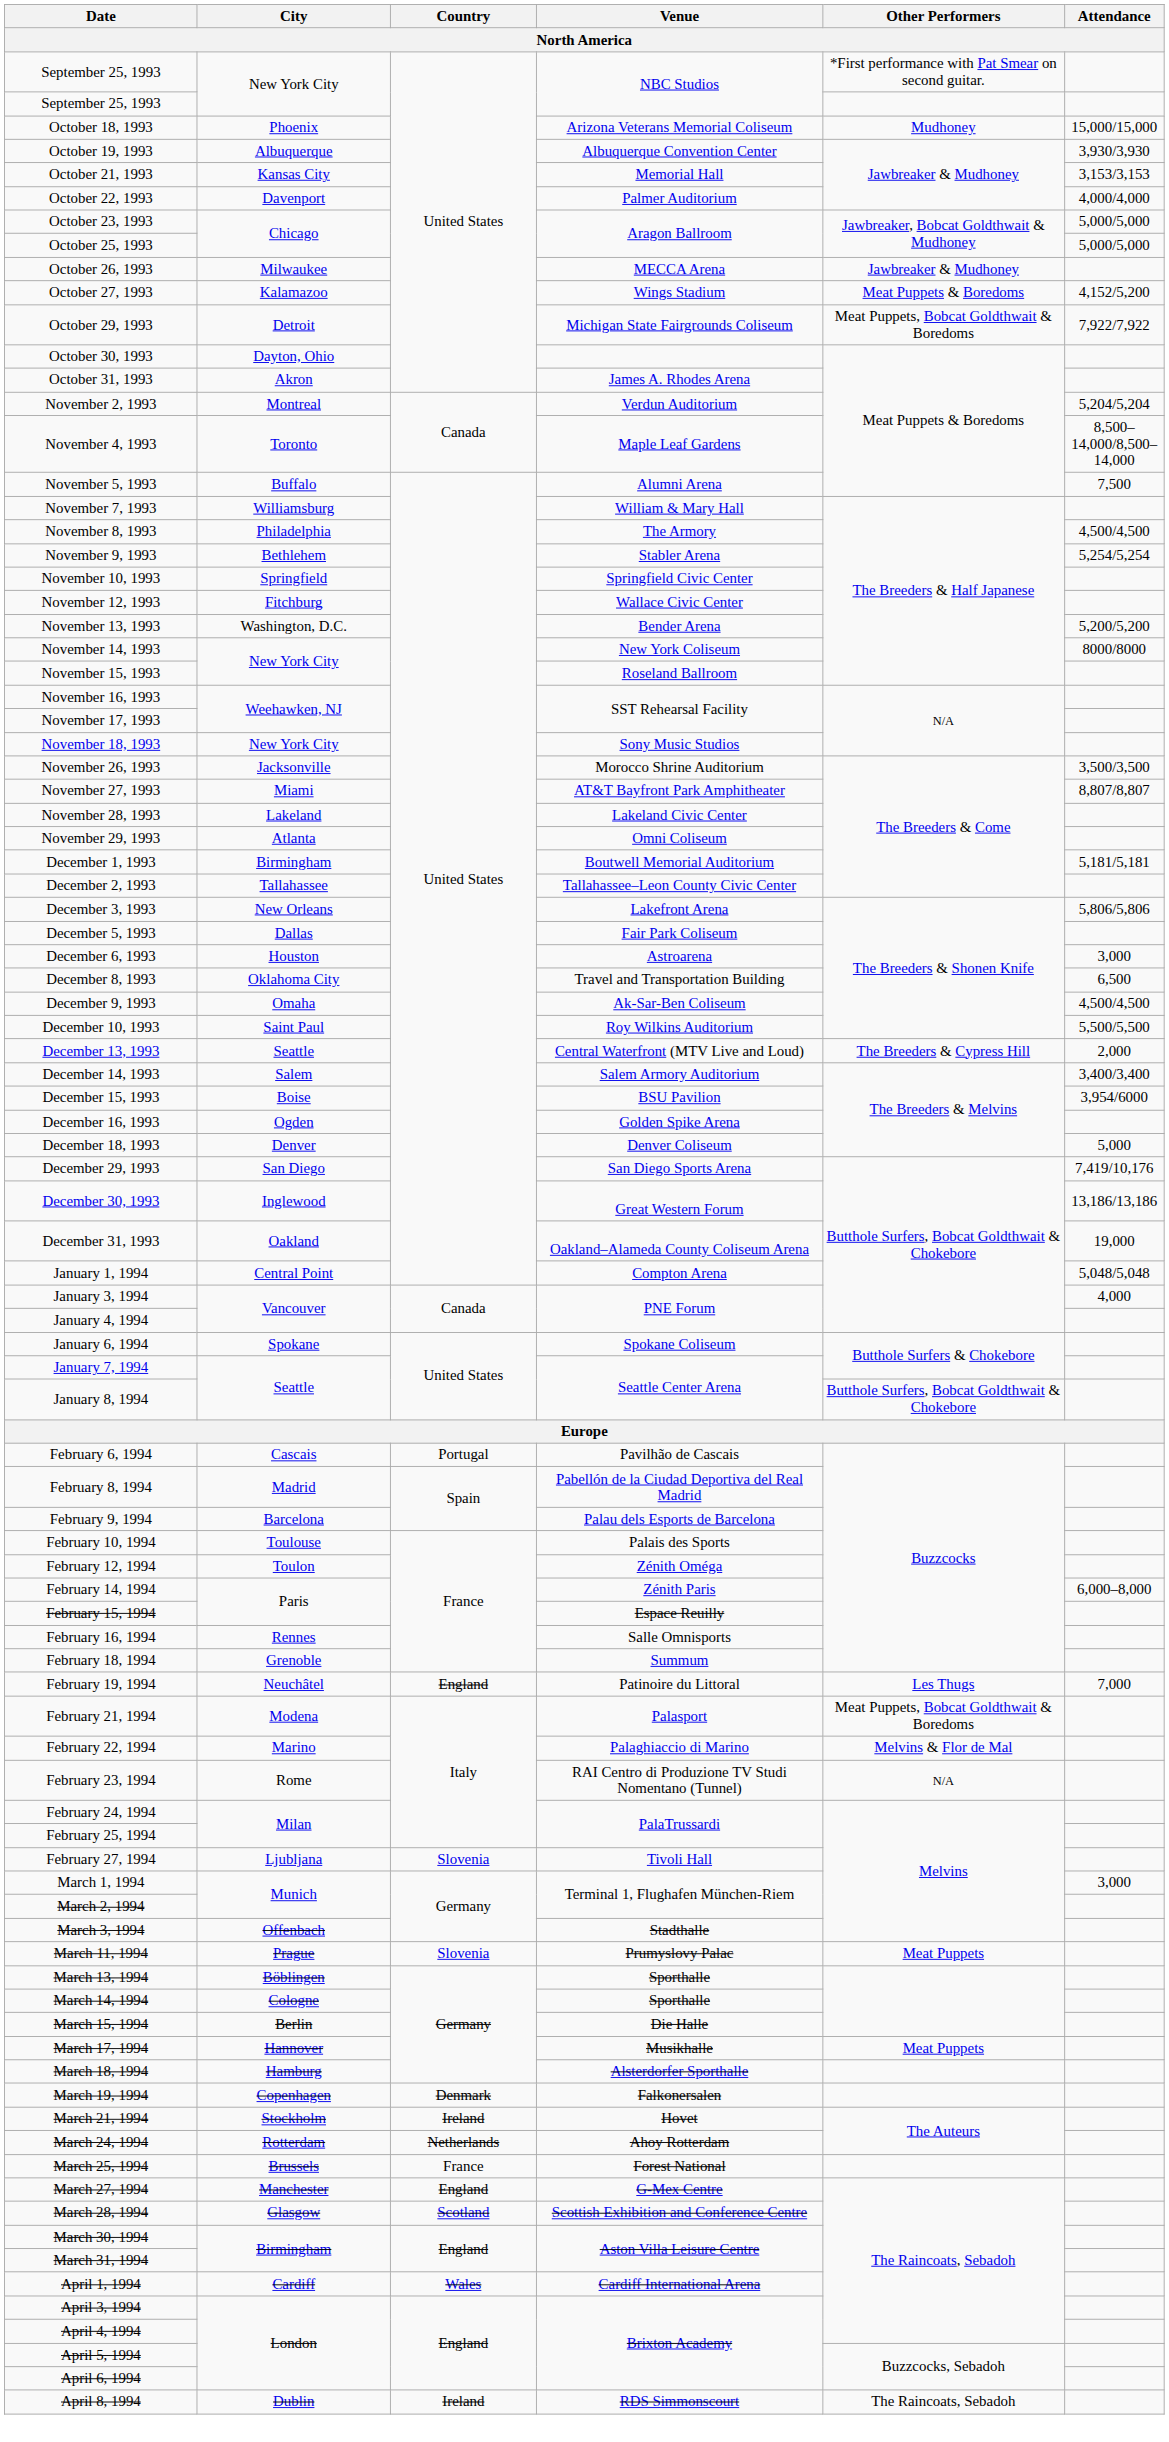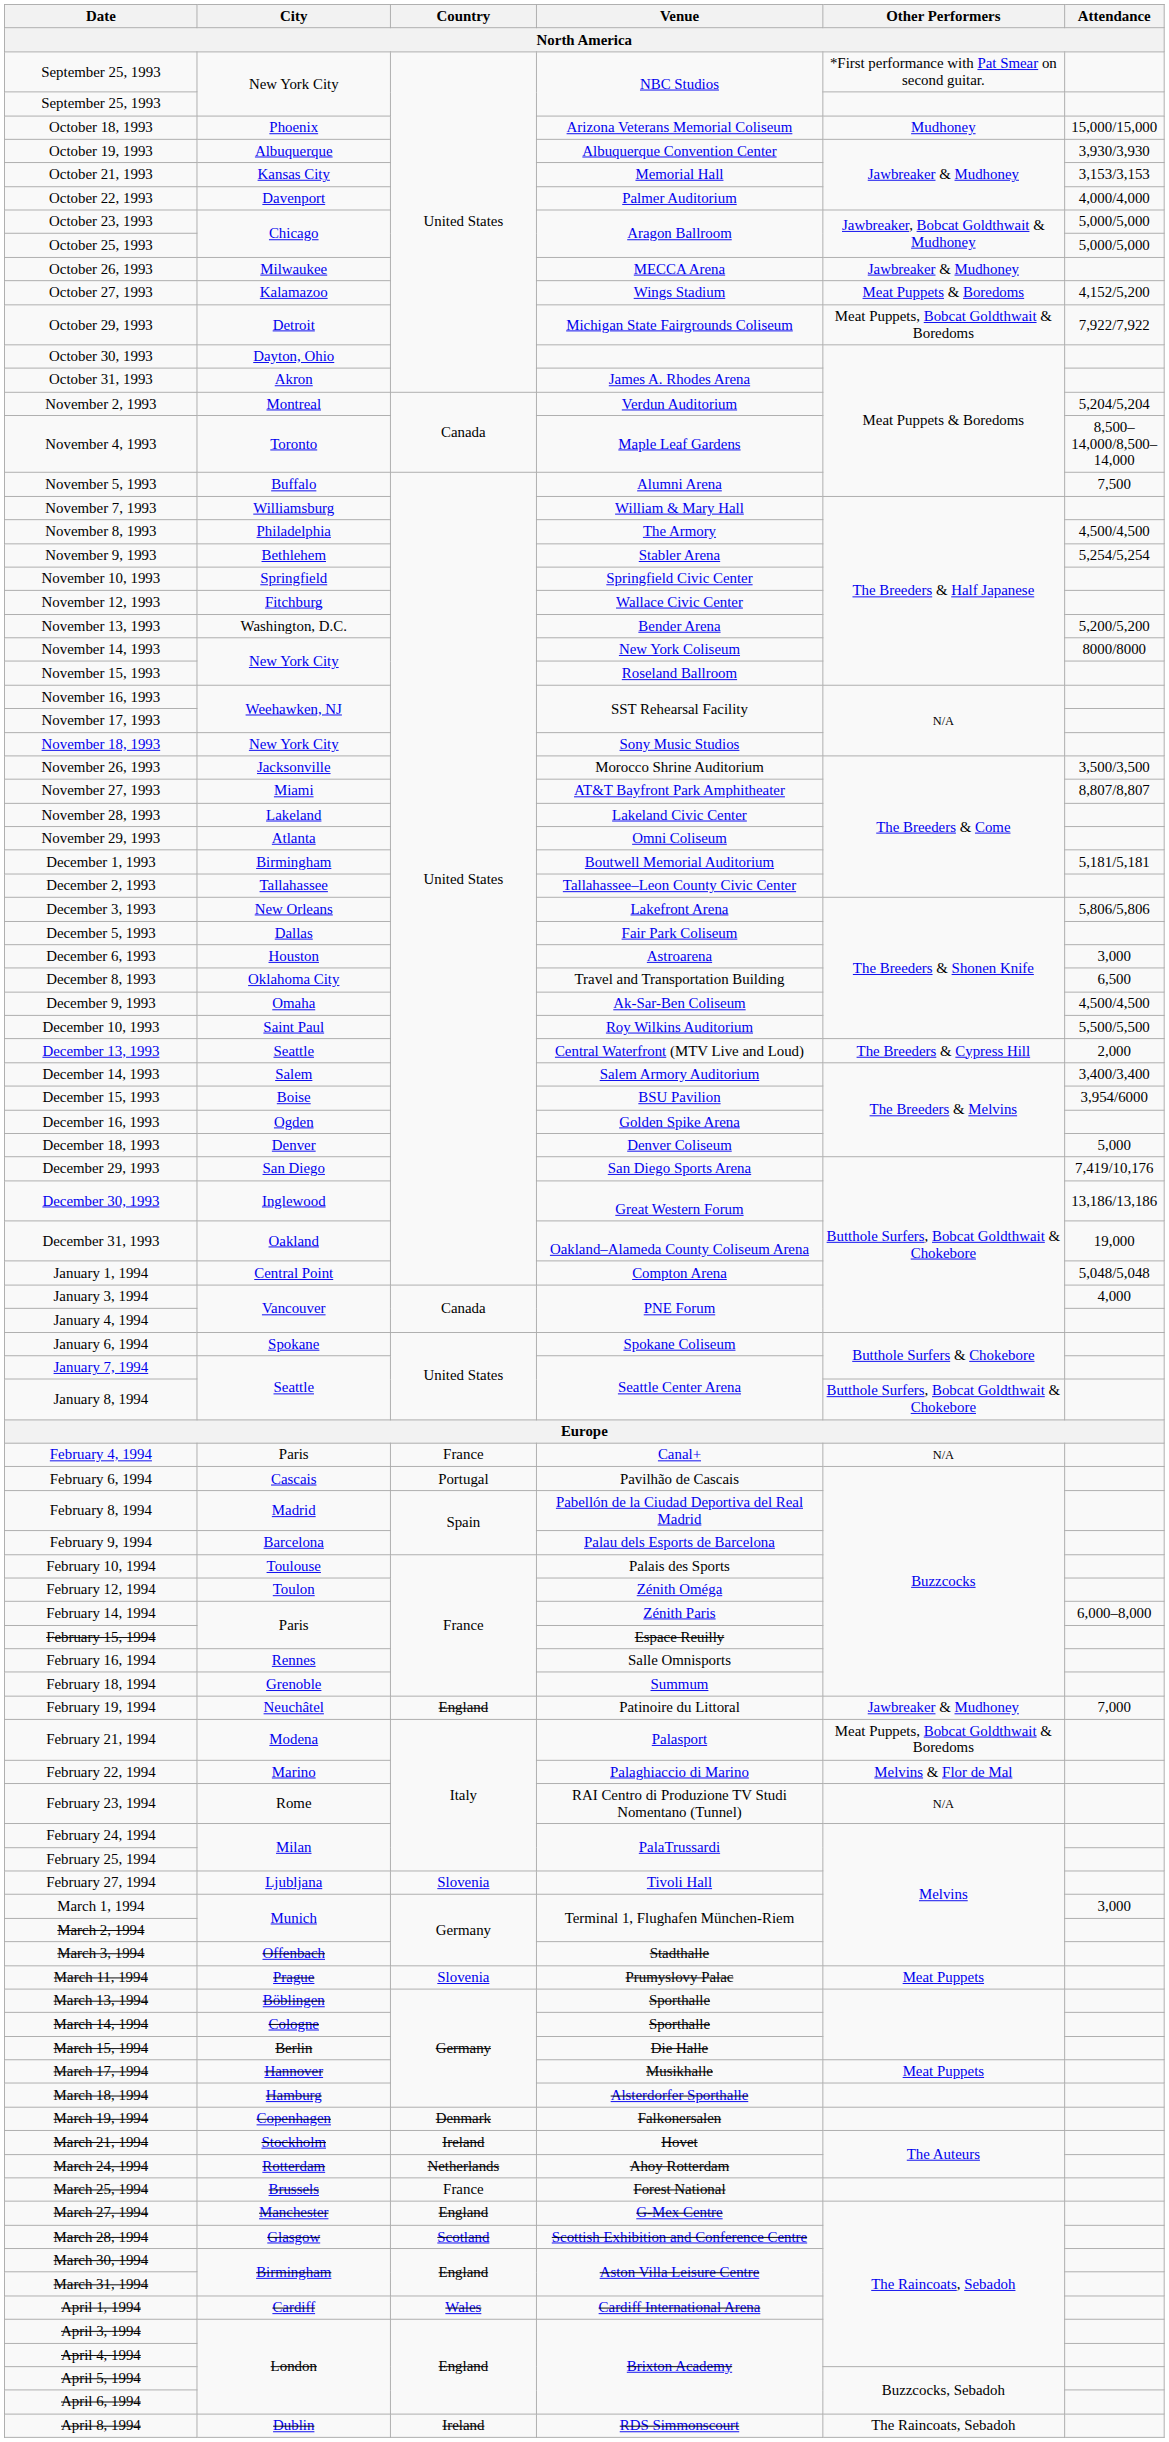+ row: (101, 1455)
(943, 1684) Les Thugs -> (943, 1707) Jawbreaker & Mudhoney
